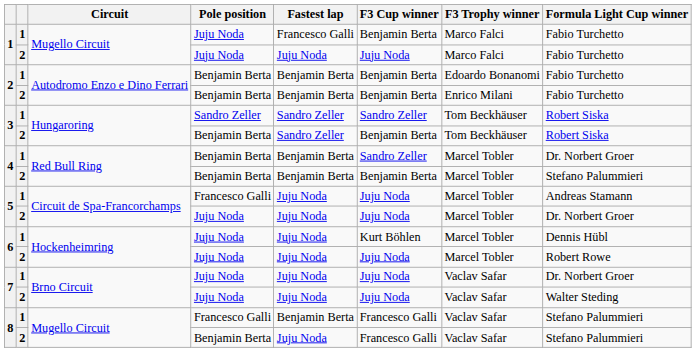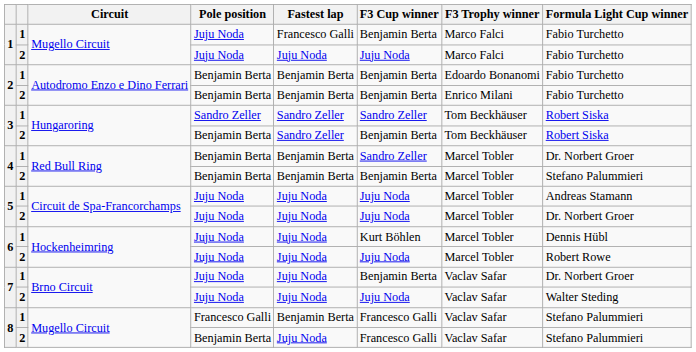(233, 195) Francesco Galli -> (219, 195) Juju Noda
(385, 276) Juju Noda -> (398, 276) Benjamin Berta
